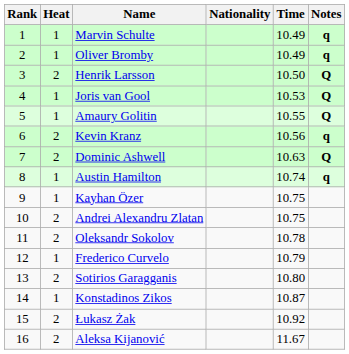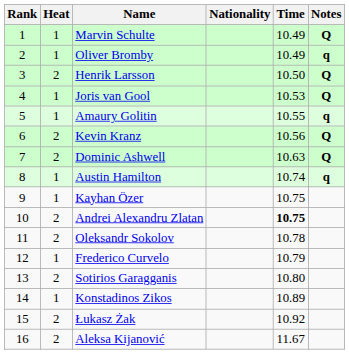(326, 34) q -> (326, 34) Q
(326, 116) Q -> (326, 116) q
(326, 136) q -> (326, 136) Q
(291, 217) normal -> (291, 217) bold
(291, 298) 10.87 -> (291, 298) 10.89
